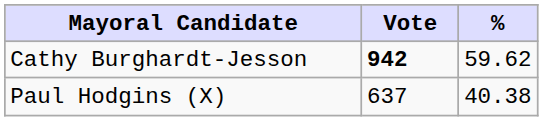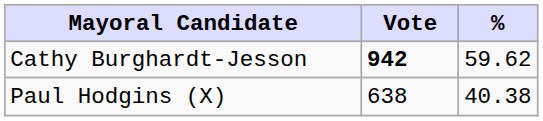(387, 97) 637 -> (387, 97) 638
